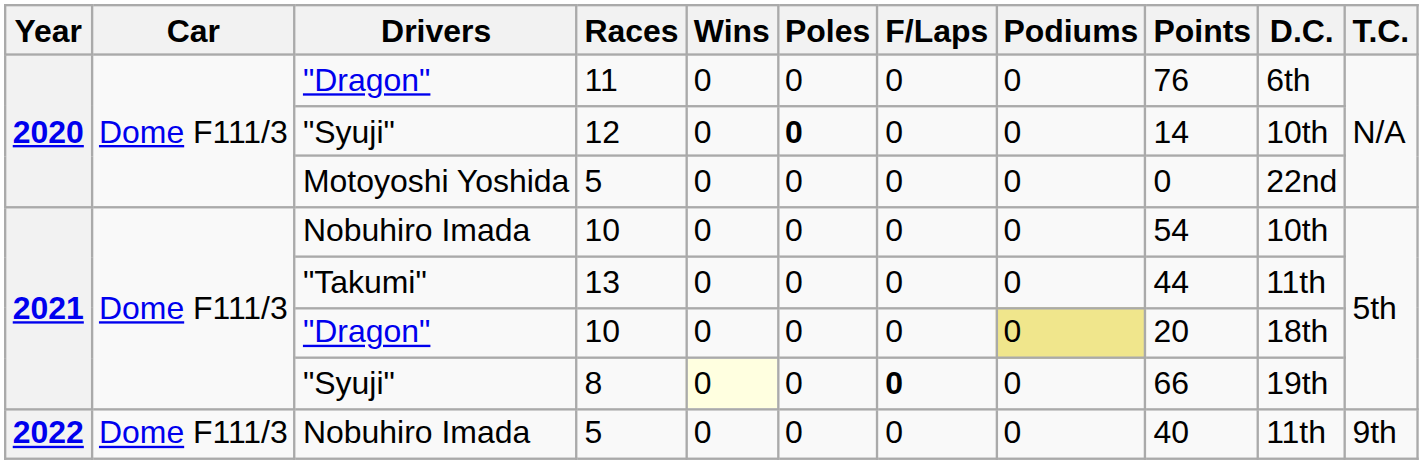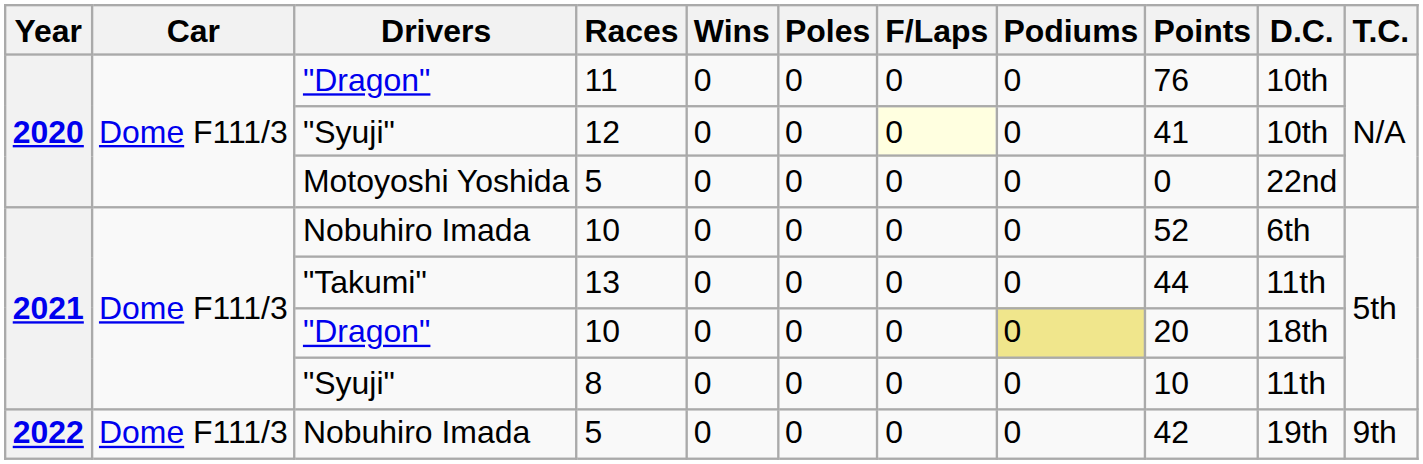(1288, 80) 6th -> (1297, 80) 10th
(794, 131) bold -> (794, 131) normal
(894, 131) no background -> (894, 131) lightyellow background
(1171, 131) 14 -> (1171, 131) 41
(1171, 231) 54 -> (1171, 231) 52
(1297, 231) 10th -> (1288, 231) 6th
(703, 383) lightyellow background -> (703, 383) no background
(894, 383) bold -> (894, 383) normal
(1171, 383) 66 -> (1171, 383) 10
(1297, 383) 19th -> (1296, 383) 11th
(1171, 433) 40 -> (1171, 433) 42
(1296, 433) 11th -> (1297, 433) 19th
